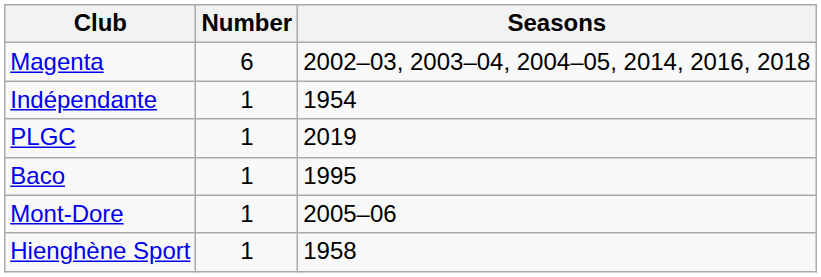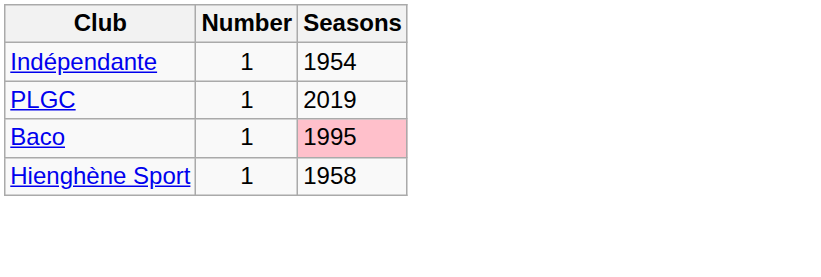- row: (57, 61)
(330, 175) no background -> (330, 137) pink background
- row: (67, 213)
